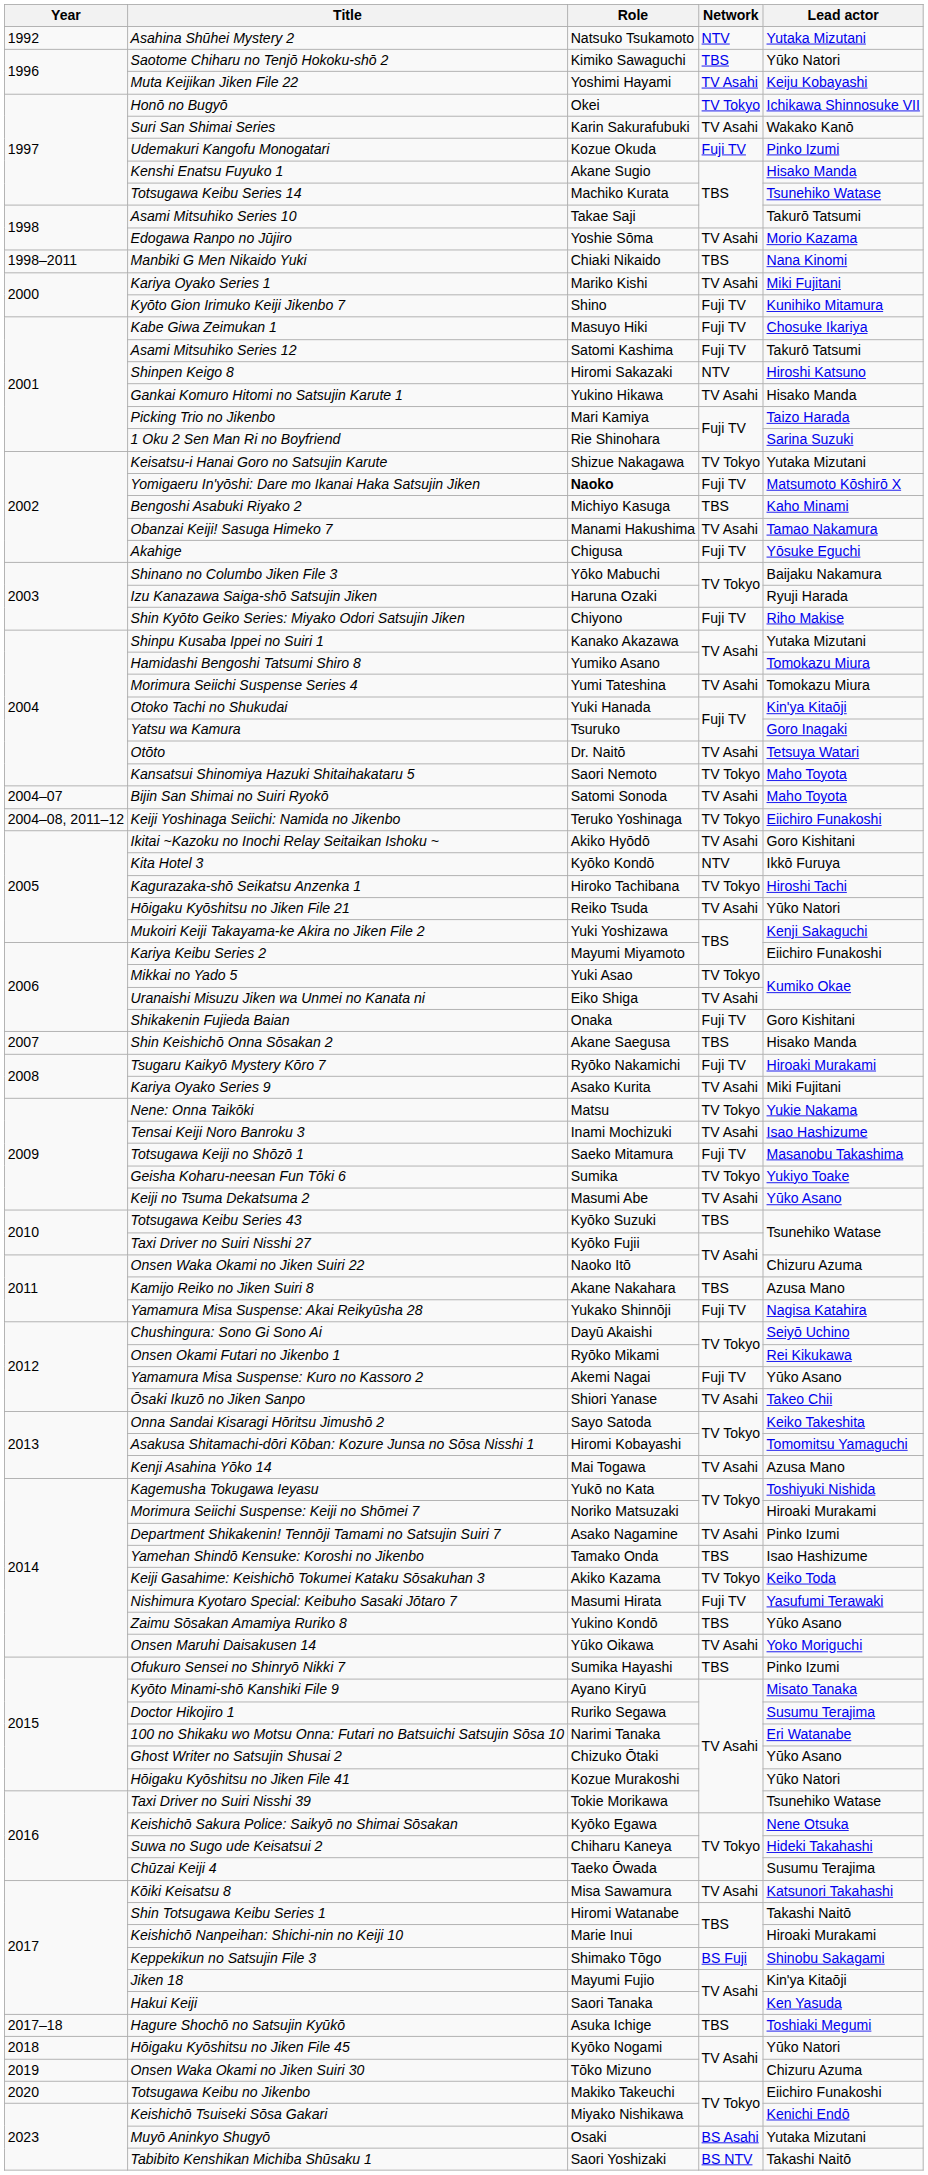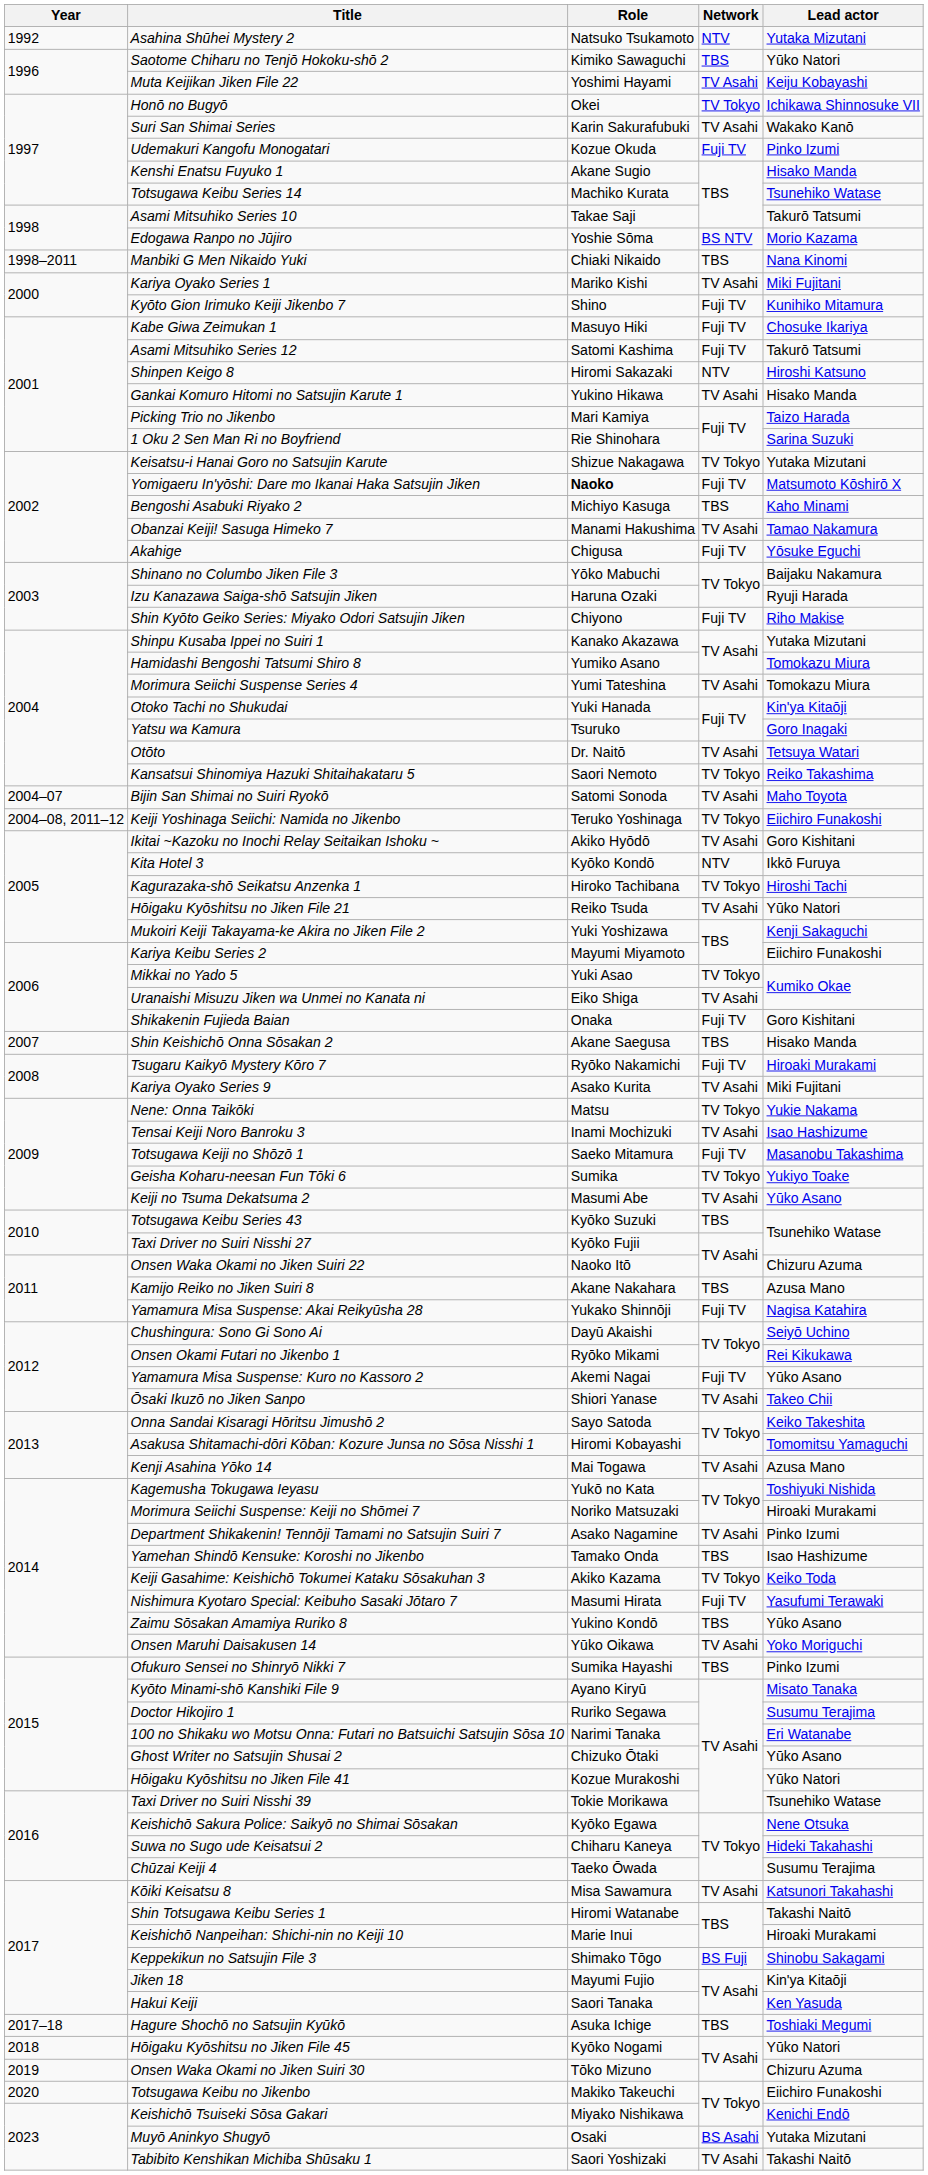(730, 238) TV Asahi -> (727, 238) BS NTV
(807, 774) Maho Toyota -> (820, 774) Reiko Takashima
(727, 2159) BS NTV -> (730, 2159) TV Asahi
